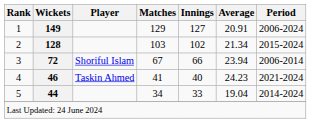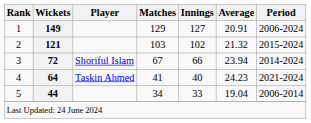(53, 45) 128 -> (53, 45) 121
(236, 45) 21.34 -> (236, 45) 21.32
(281, 61) 2006-2014 -> (281, 61) 2014-2024
(53, 77) 46 -> (53, 77) 64
(281, 93) 2014-2024 -> (281, 93) 2006-2014
